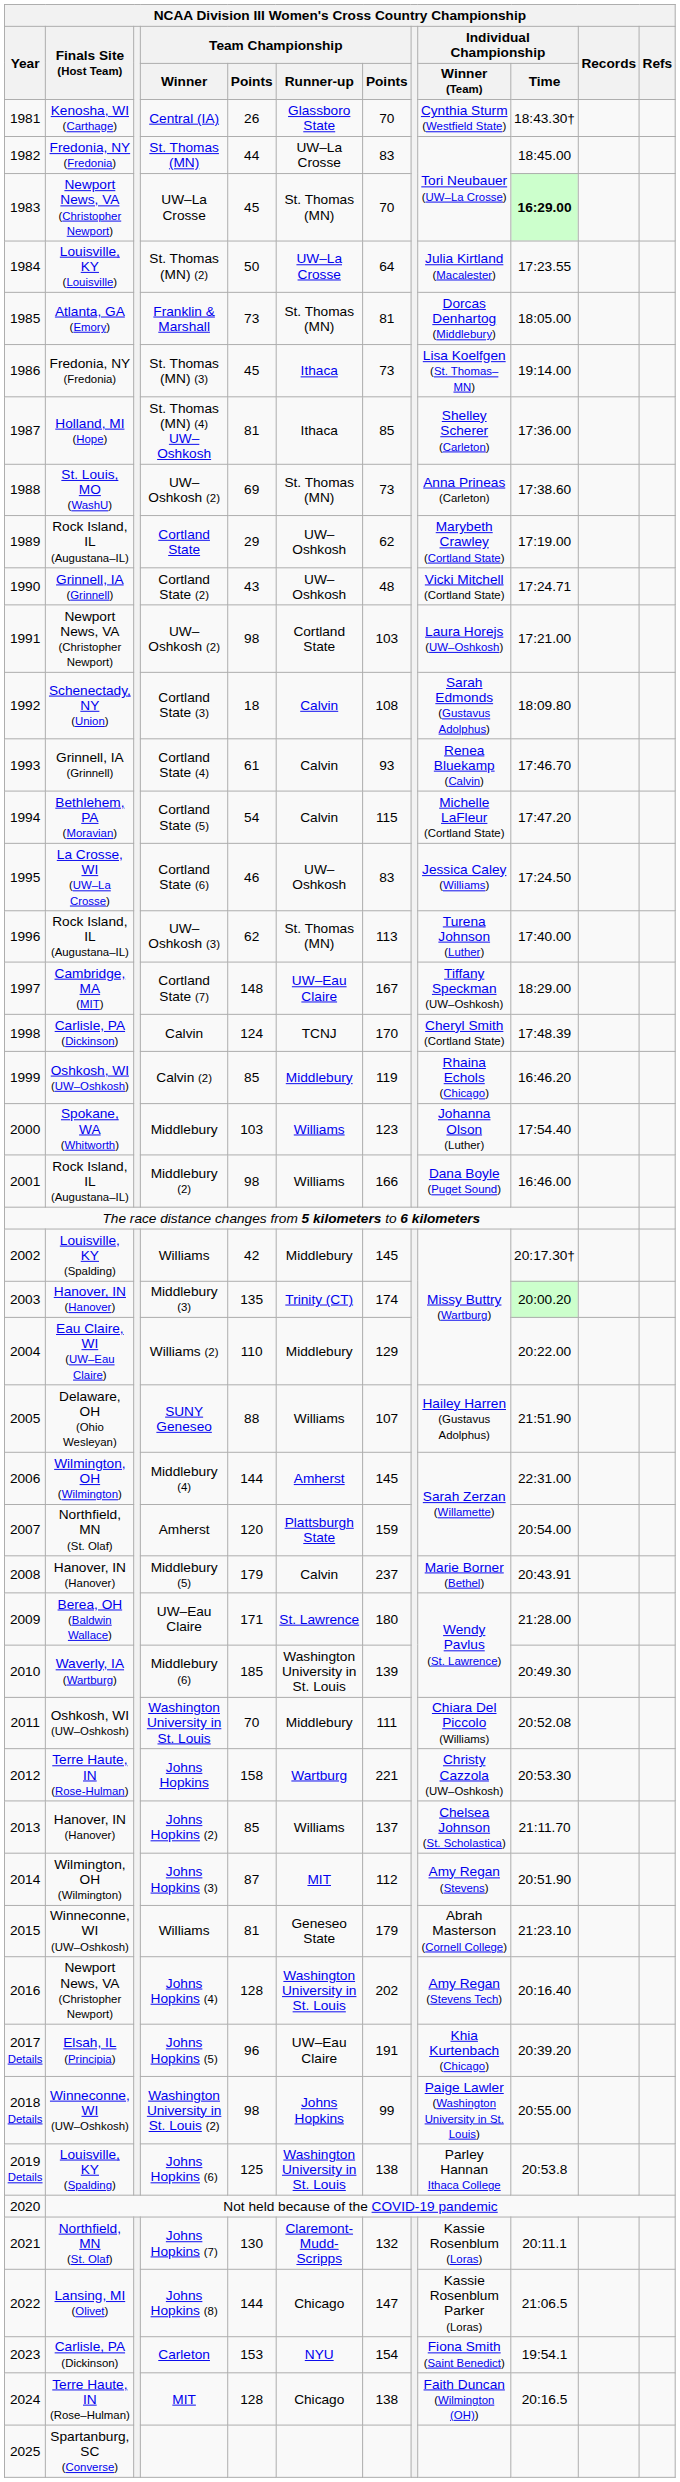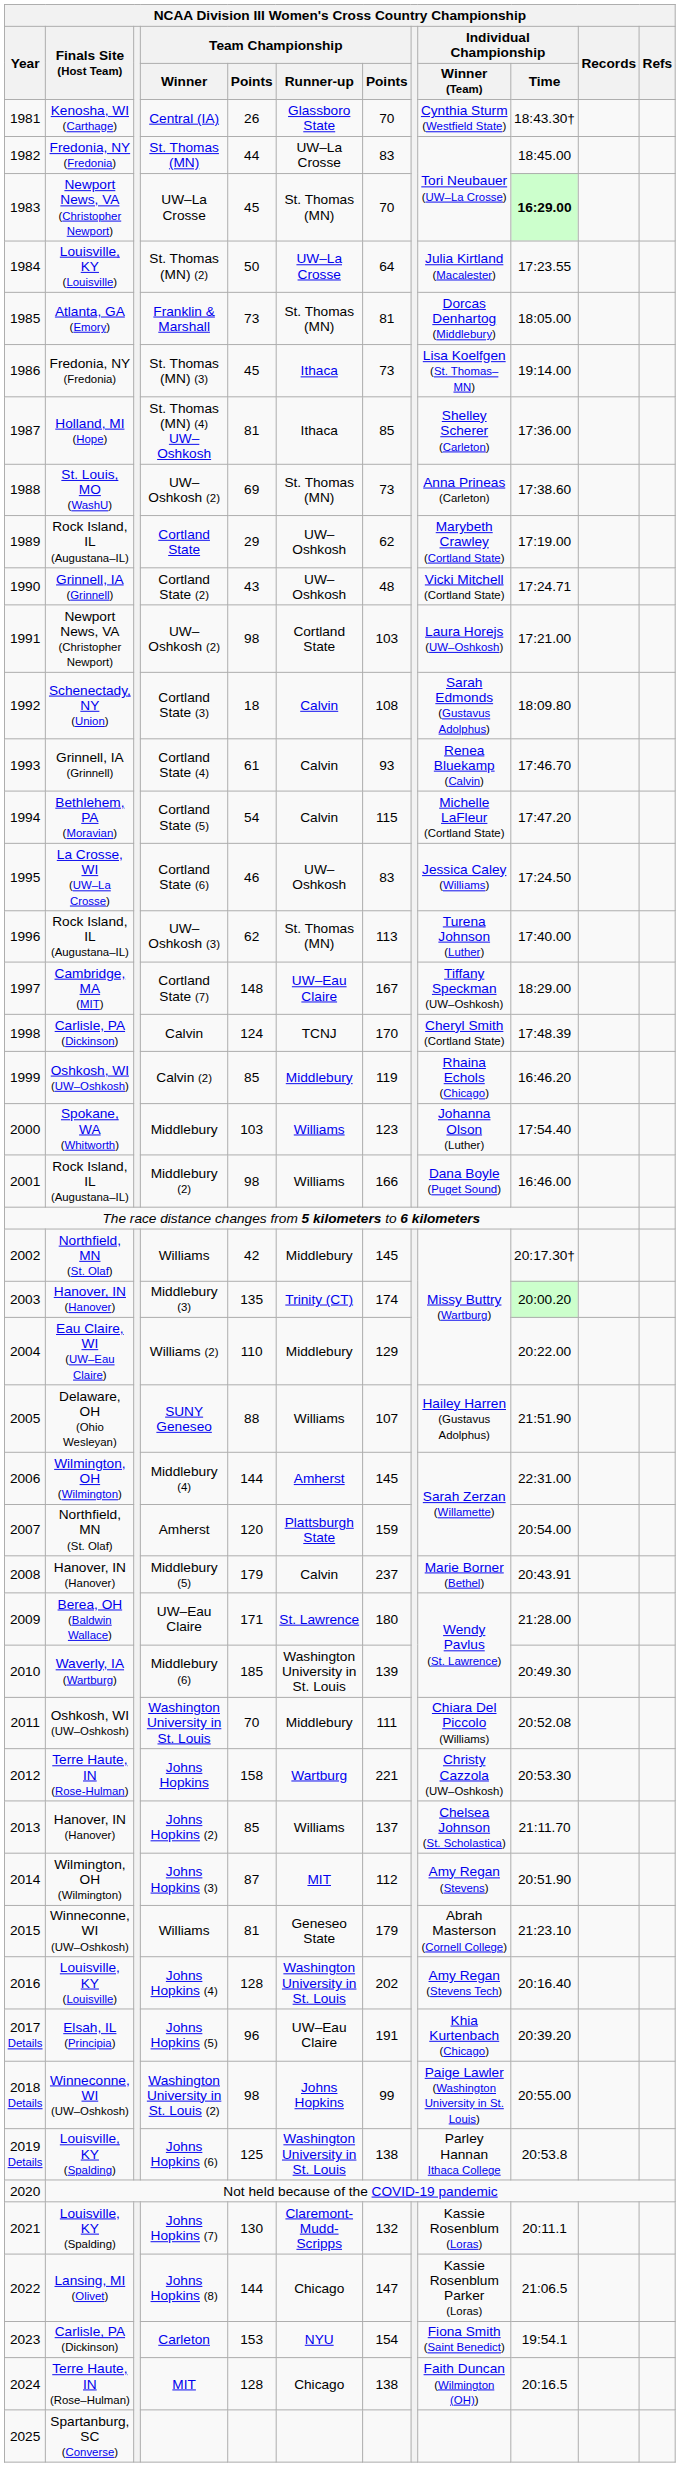(90, 1255) Louisville, KY (Spalding) -> (90, 1255) Northfield, MN (St. Olaf)
(90, 1991) Newport News, VA (Christopher Newport) -> (90, 1983) Louisville, KY (Louisville)
(90, 2243) Northfield, MN (St. Olaf) -> (90, 2228) Louisville, KY (Spalding)
